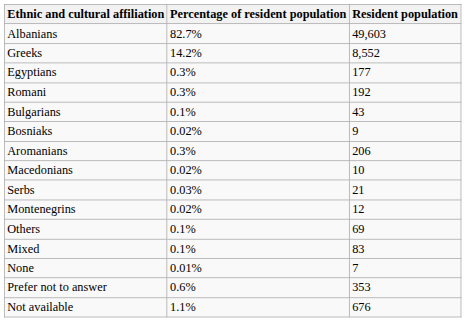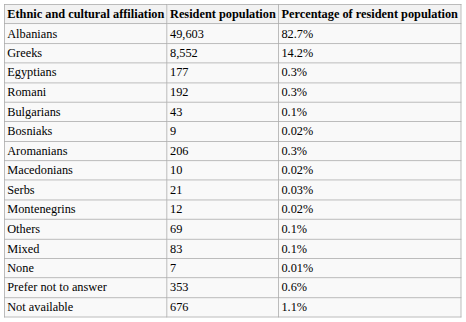columns swapped: (405, 14) <-> (258, 14)
